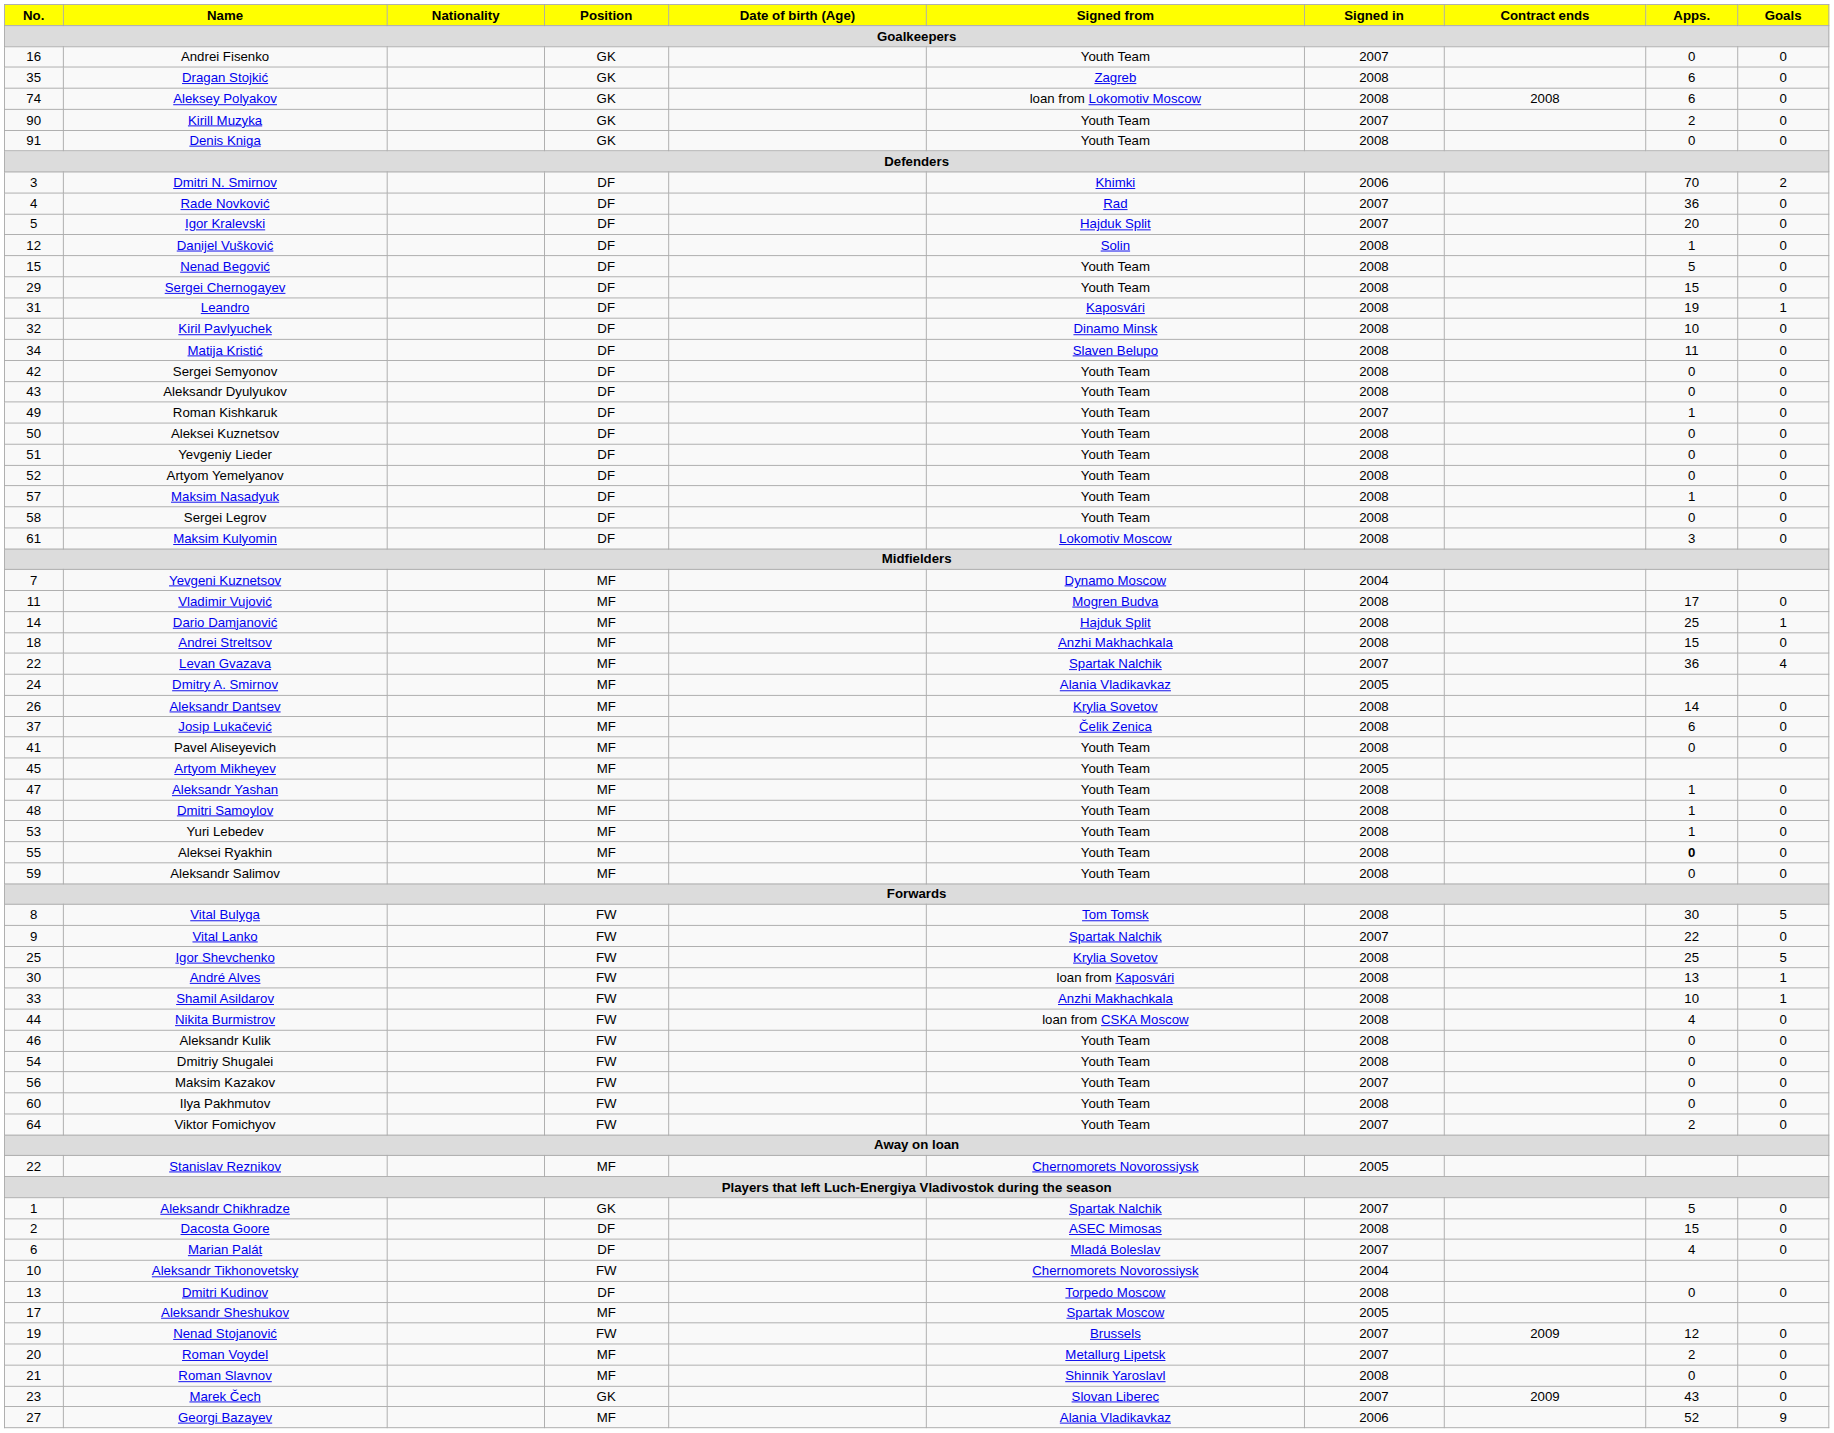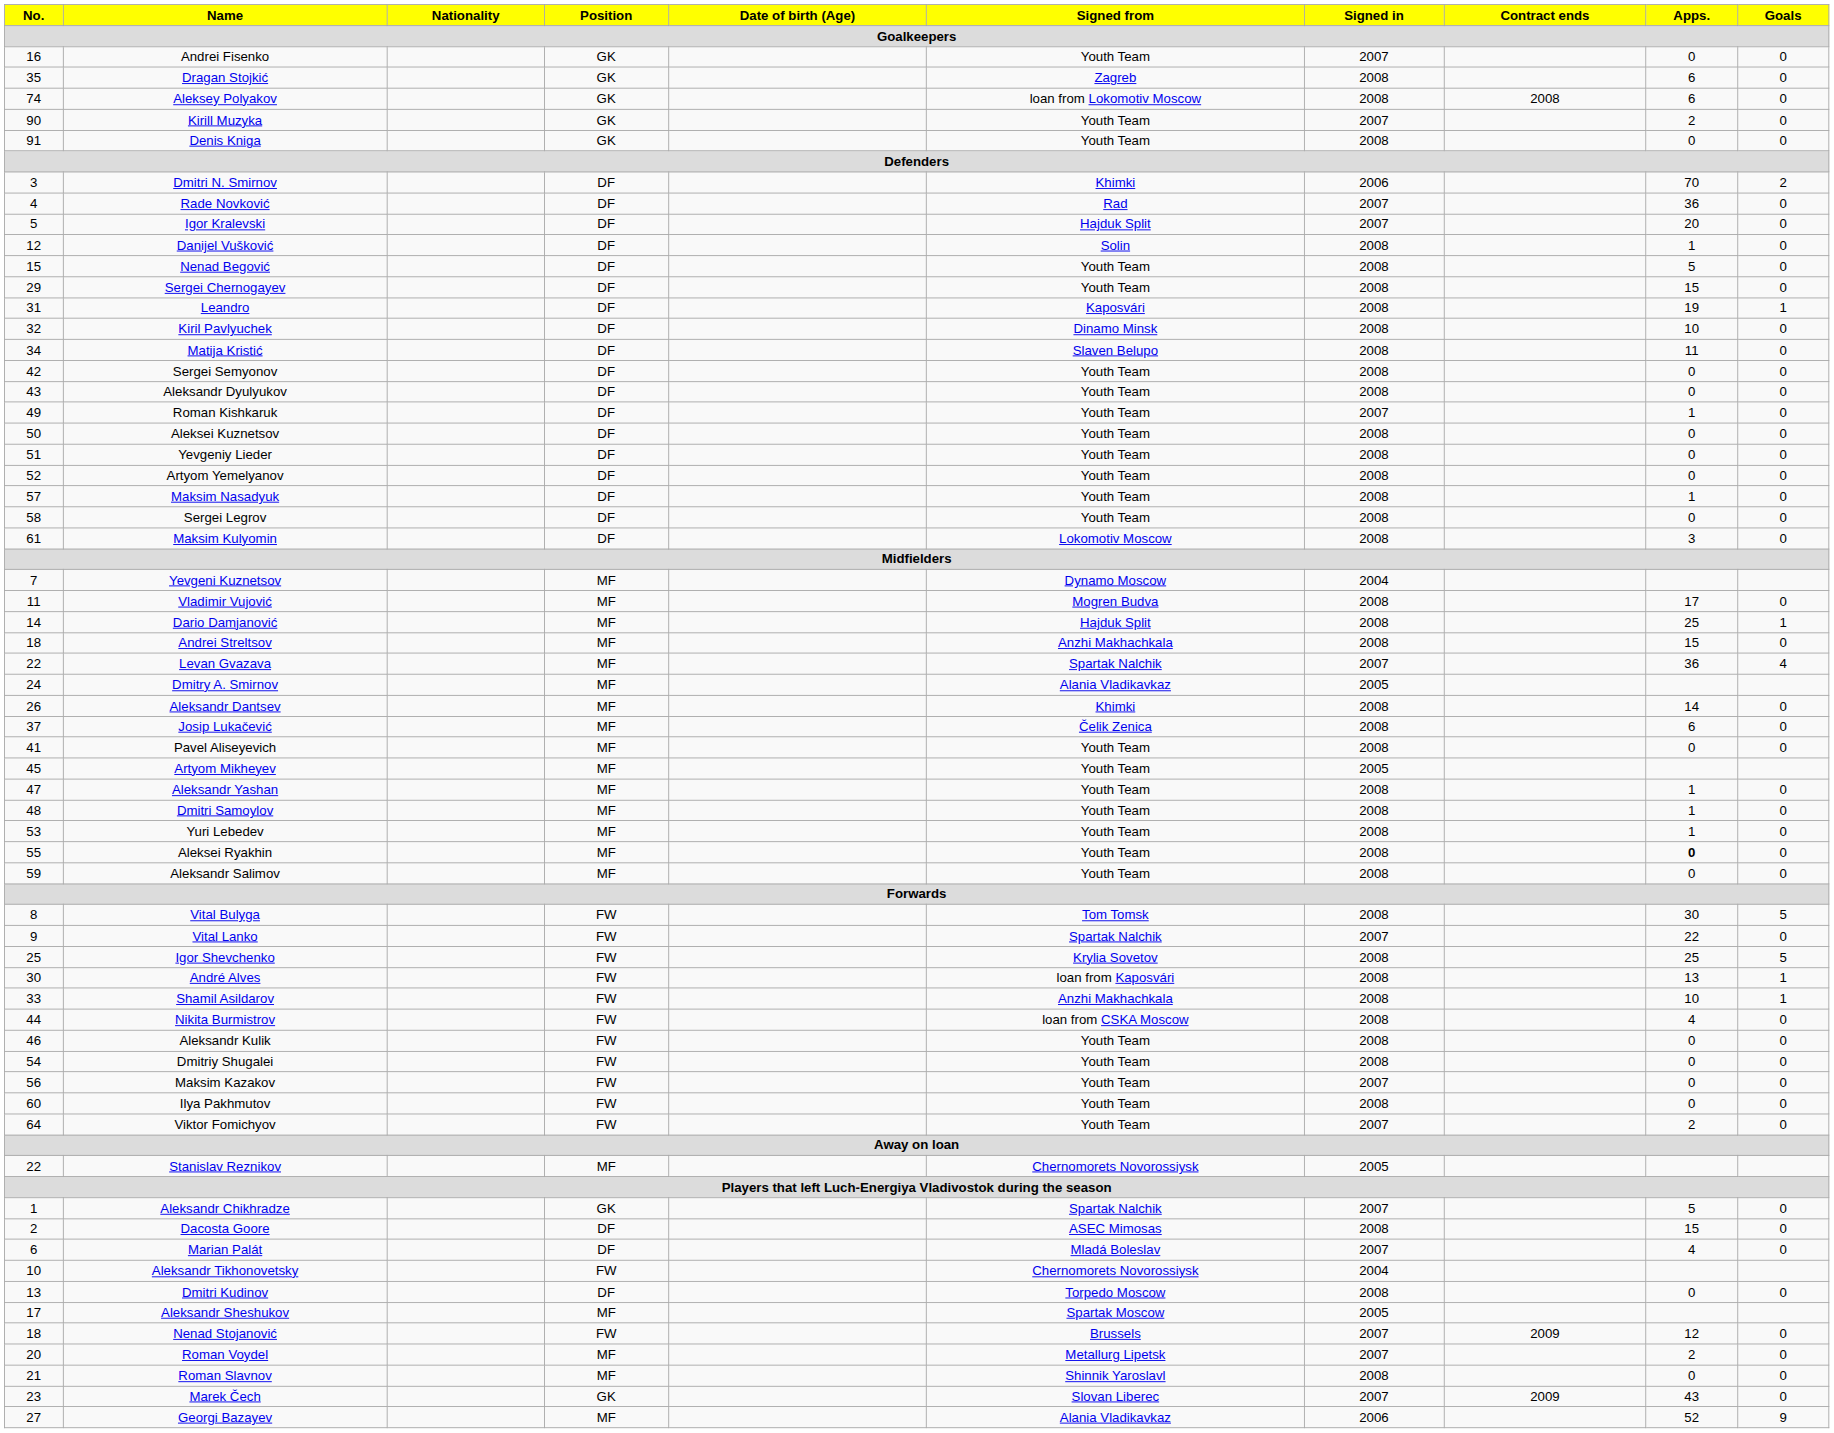(1115, 706) Krylia Sovetov -> (1115, 706) Khimki
(34, 1334) 19 -> (34, 1334) 18
